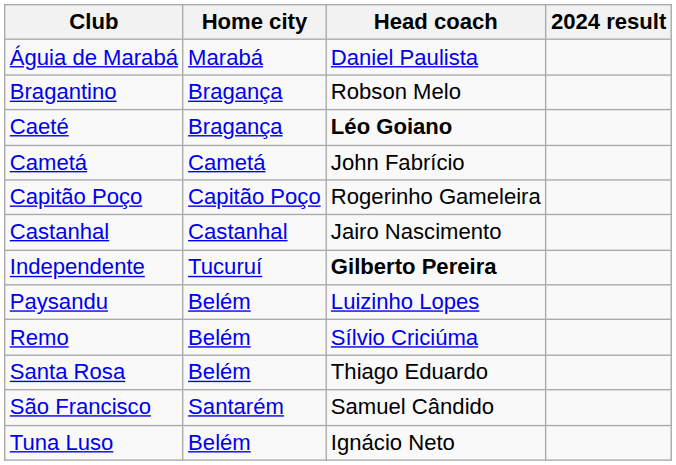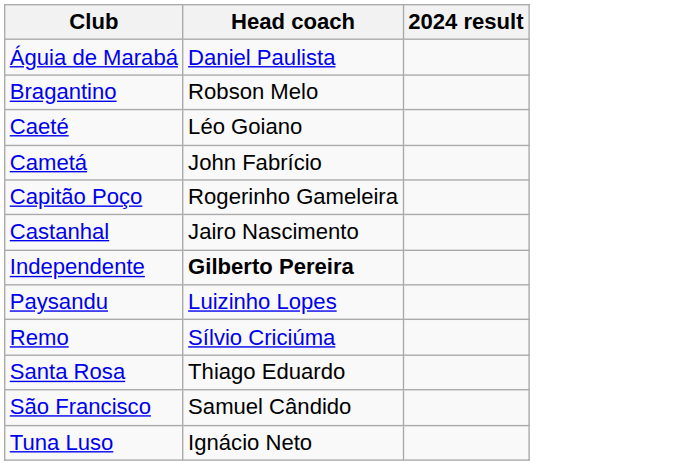- column: (254, 22)
(392, 127) bold -> (245, 127) normal
